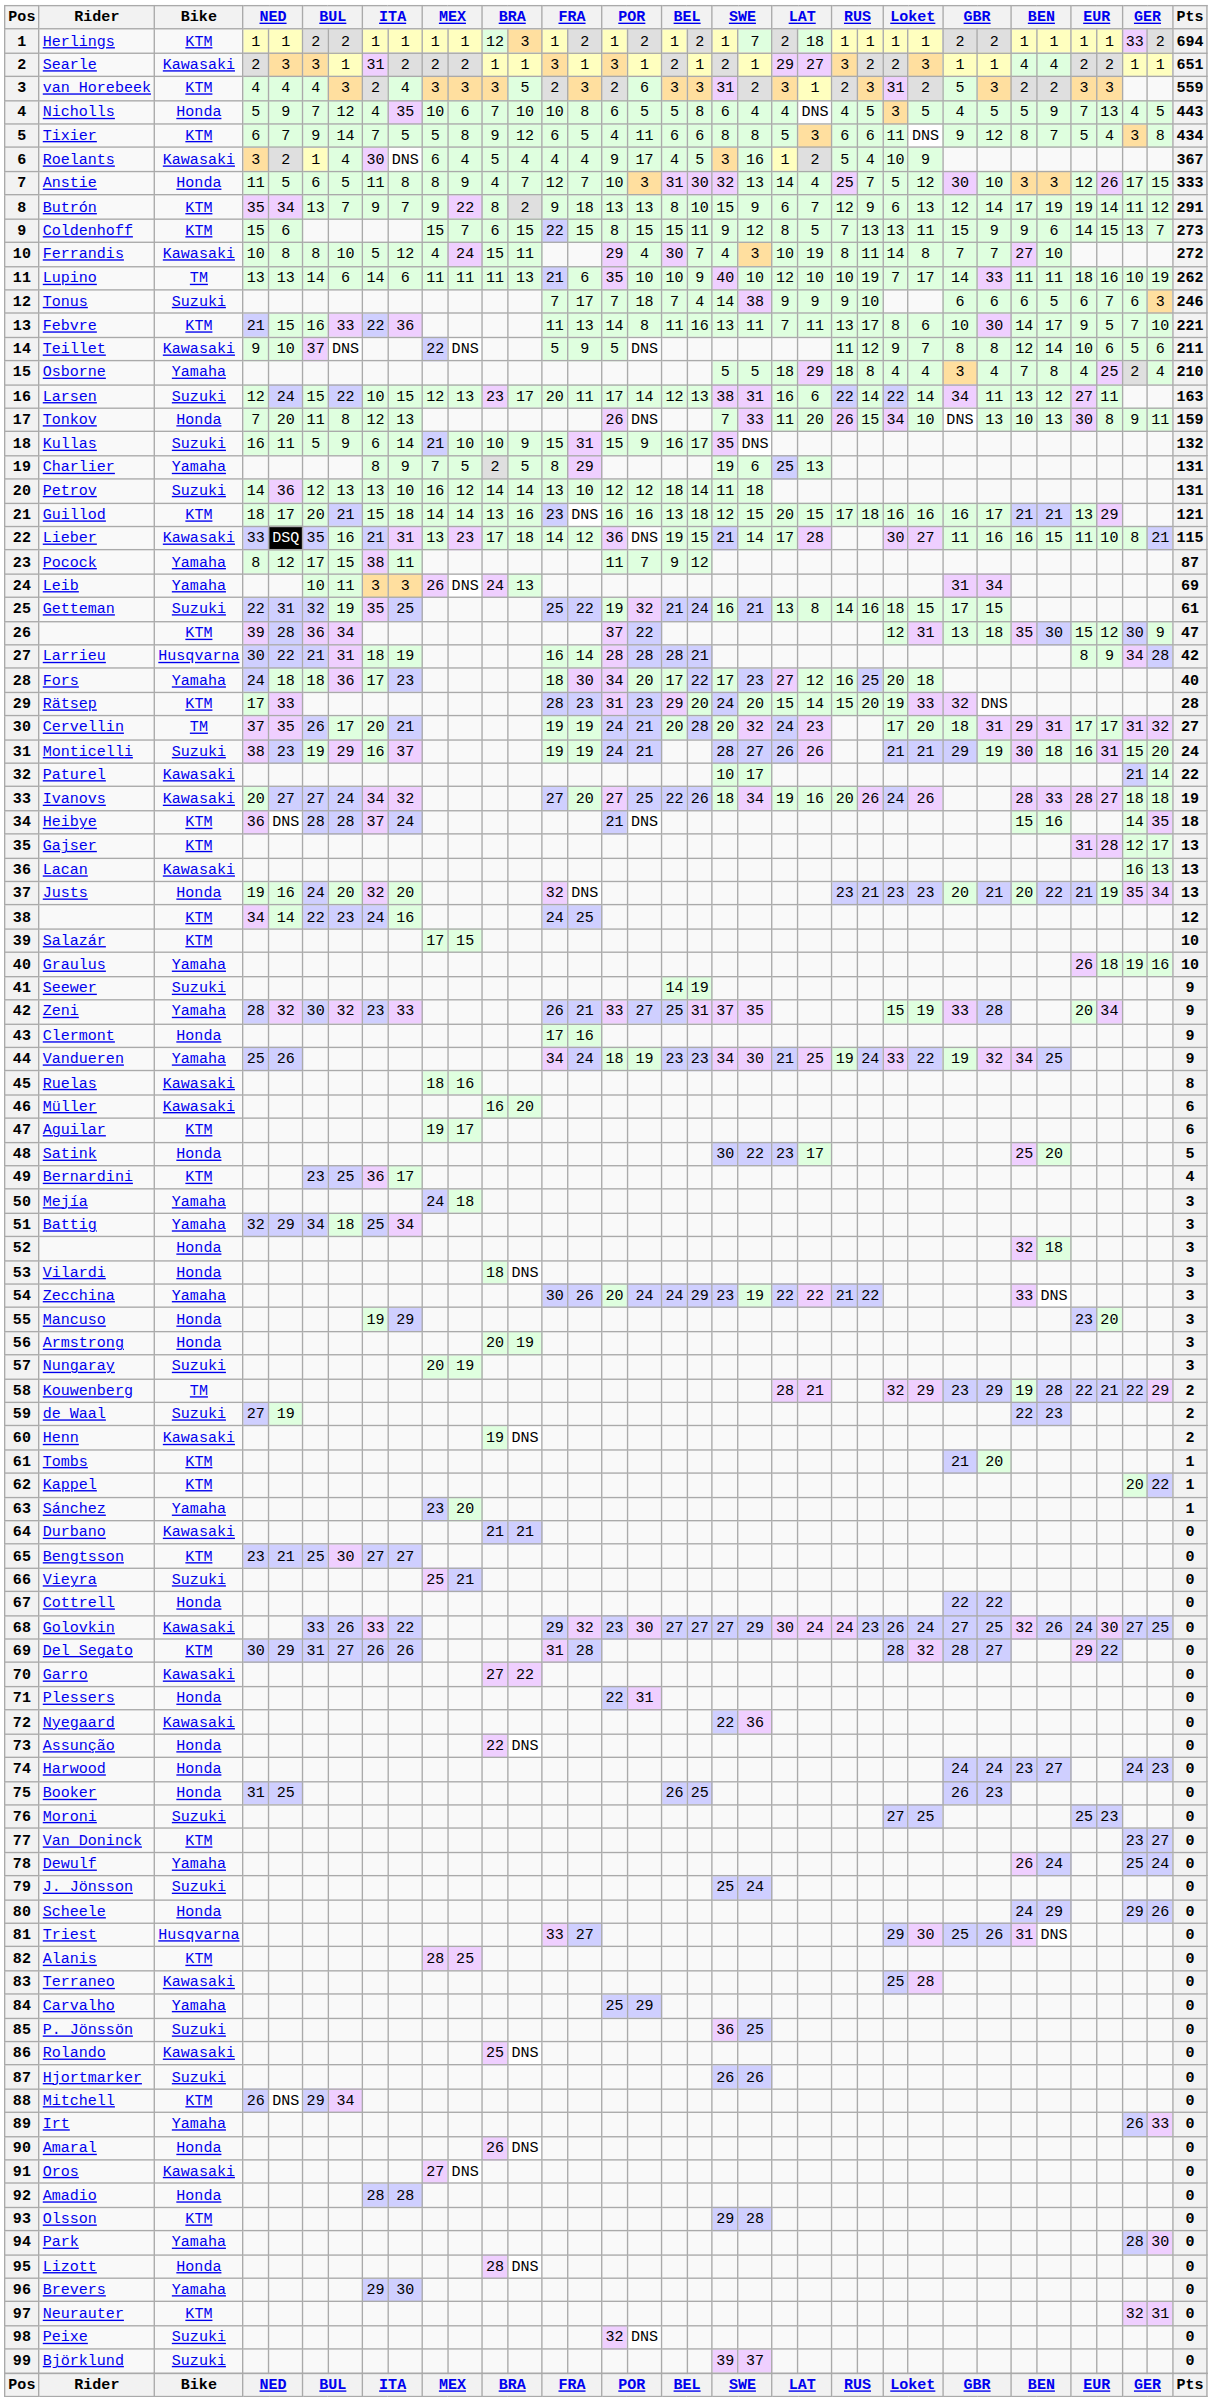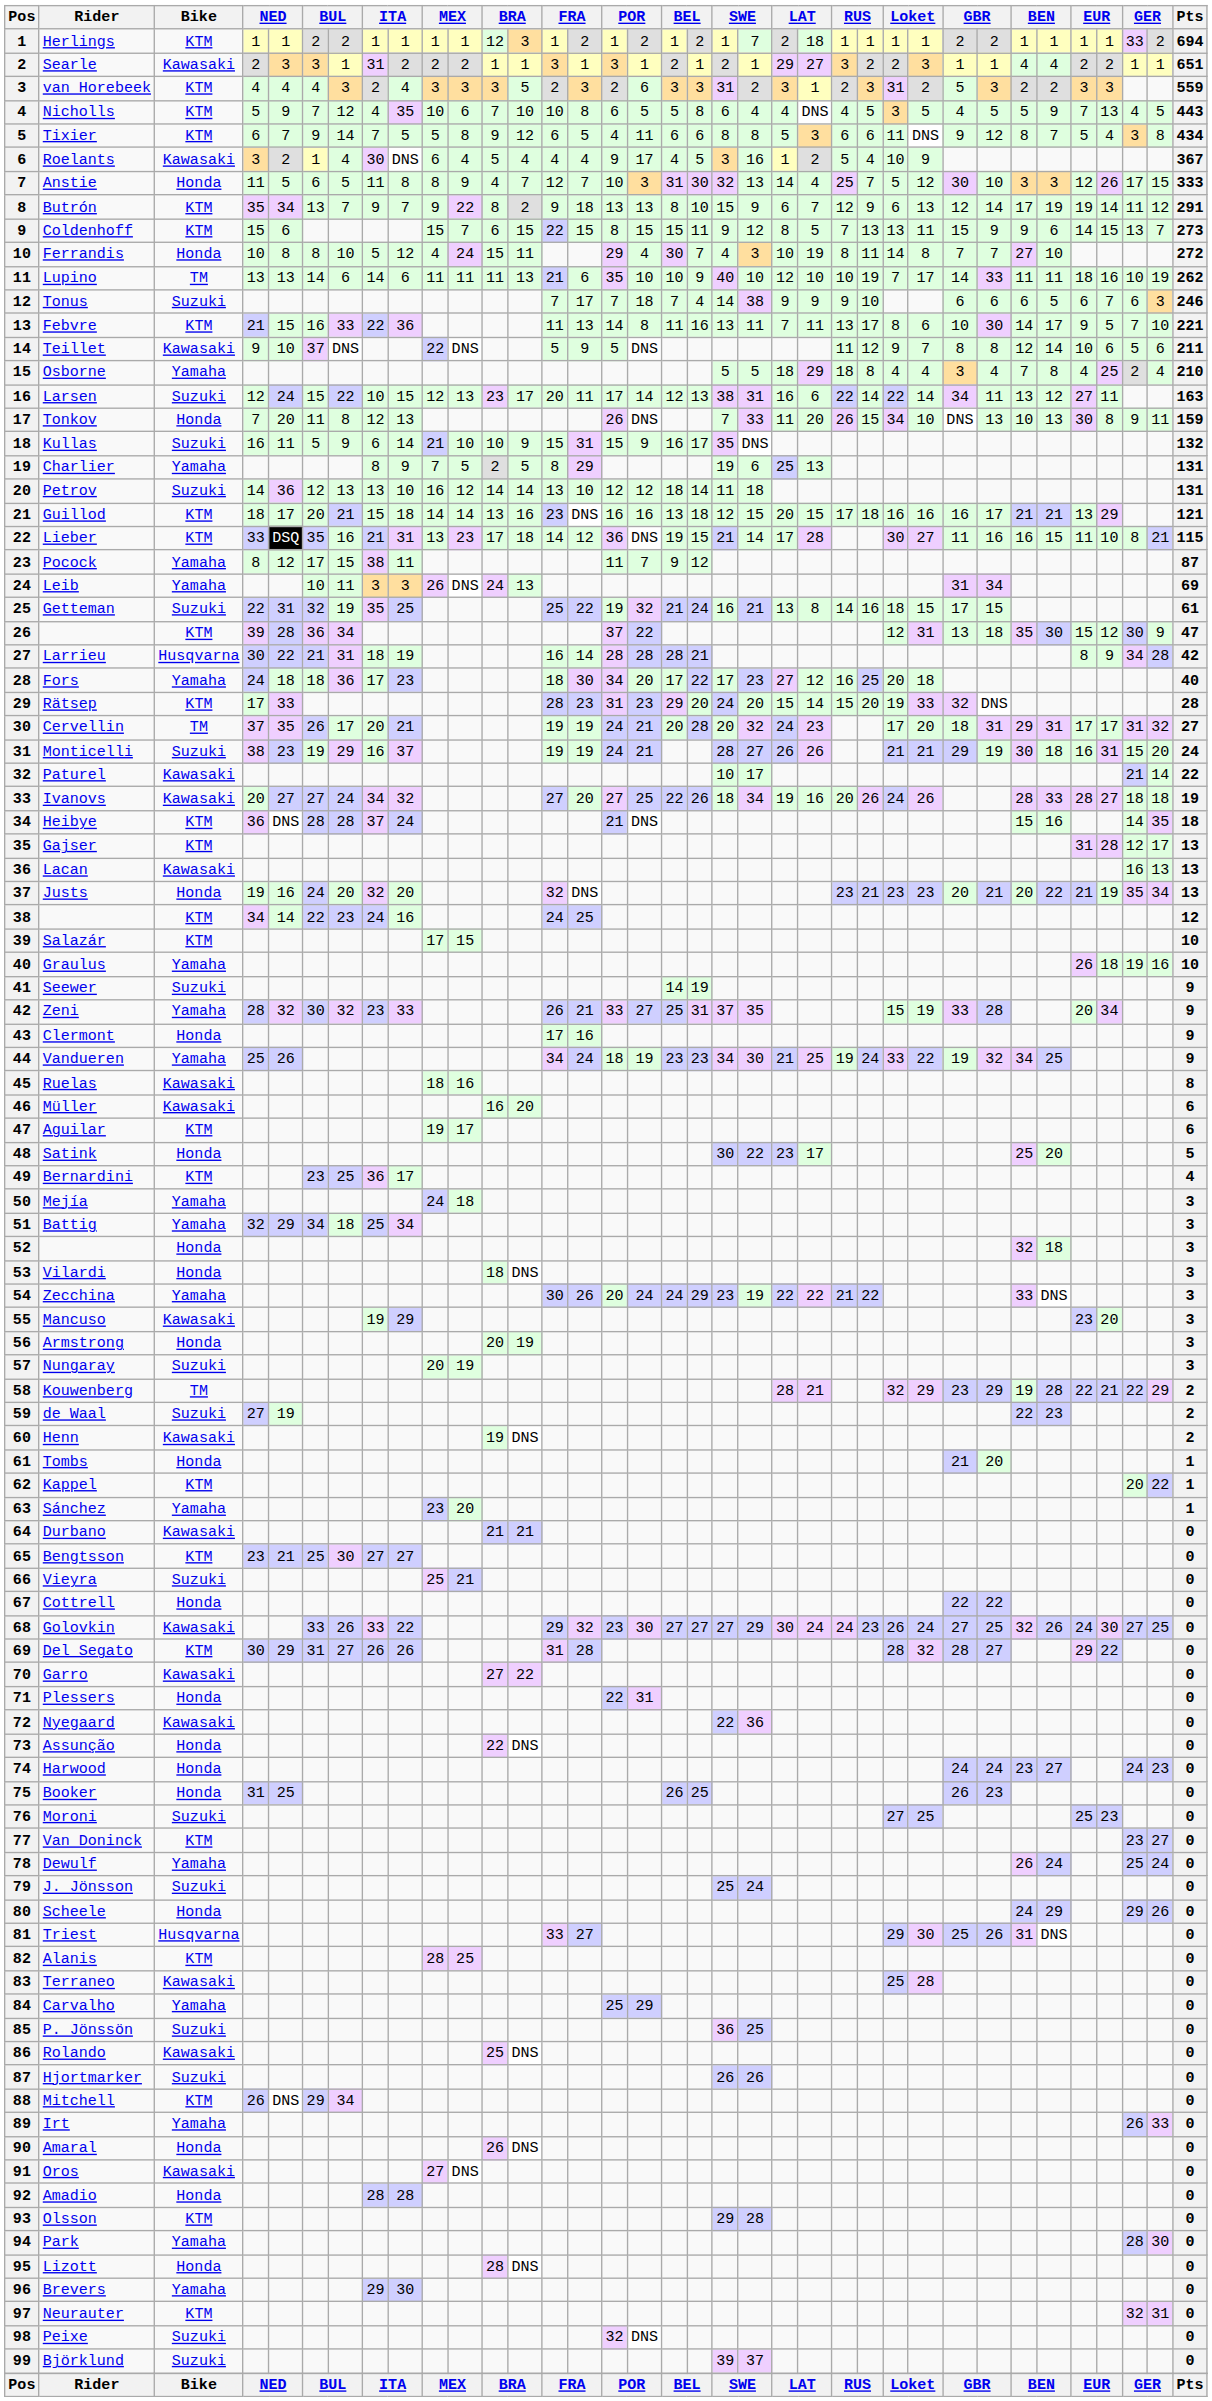(199, 112) Honda -> (199, 112) KTM
(199, 254) Kawasaki -> (199, 254) Honda
(199, 538) Kawasaki -> (199, 538) KTM
(199, 1320) Honda -> (199, 1320) Kawasaki
(199, 1462) KTM -> (199, 1462) Honda
